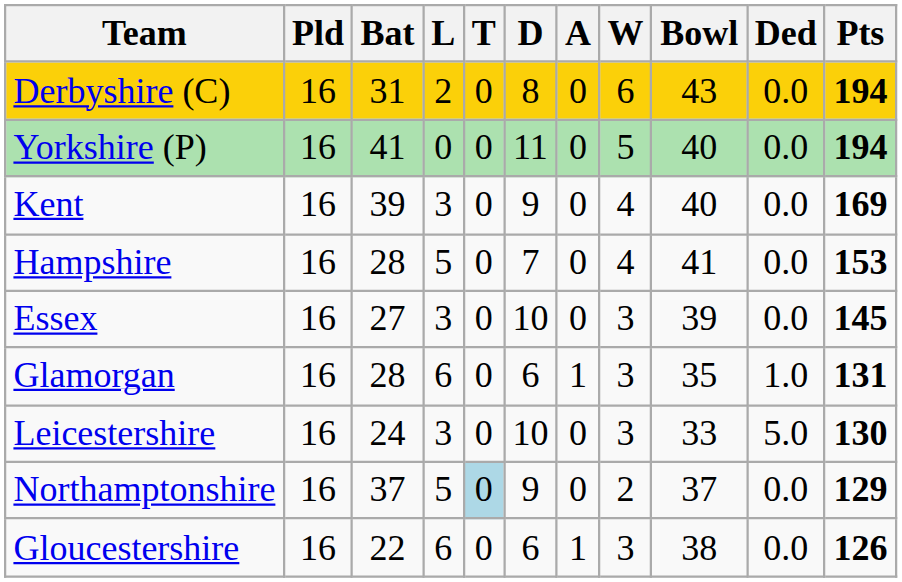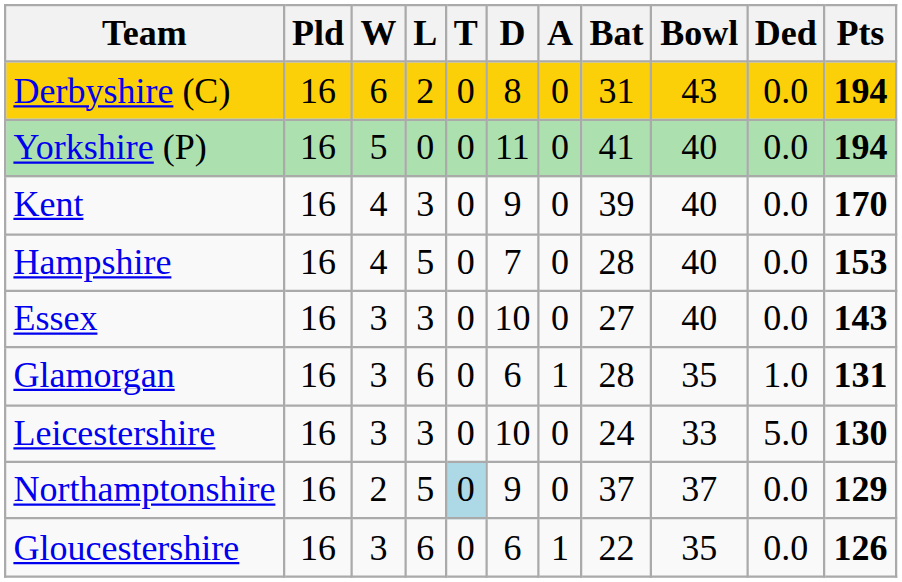columns swapped: (626, 33) <-> (388, 33)
(860, 204) 169 -> (860, 204) 170
(699, 261) 41 -> (699, 261) 40
(699, 318) 39 -> (699, 318) 40
(860, 318) 145 -> (860, 318) 143
(699, 546) 38 -> (699, 546) 35
